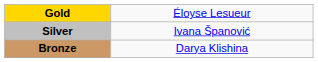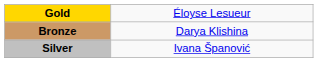rows swapped: (57, 31) <-> (57, 48)
